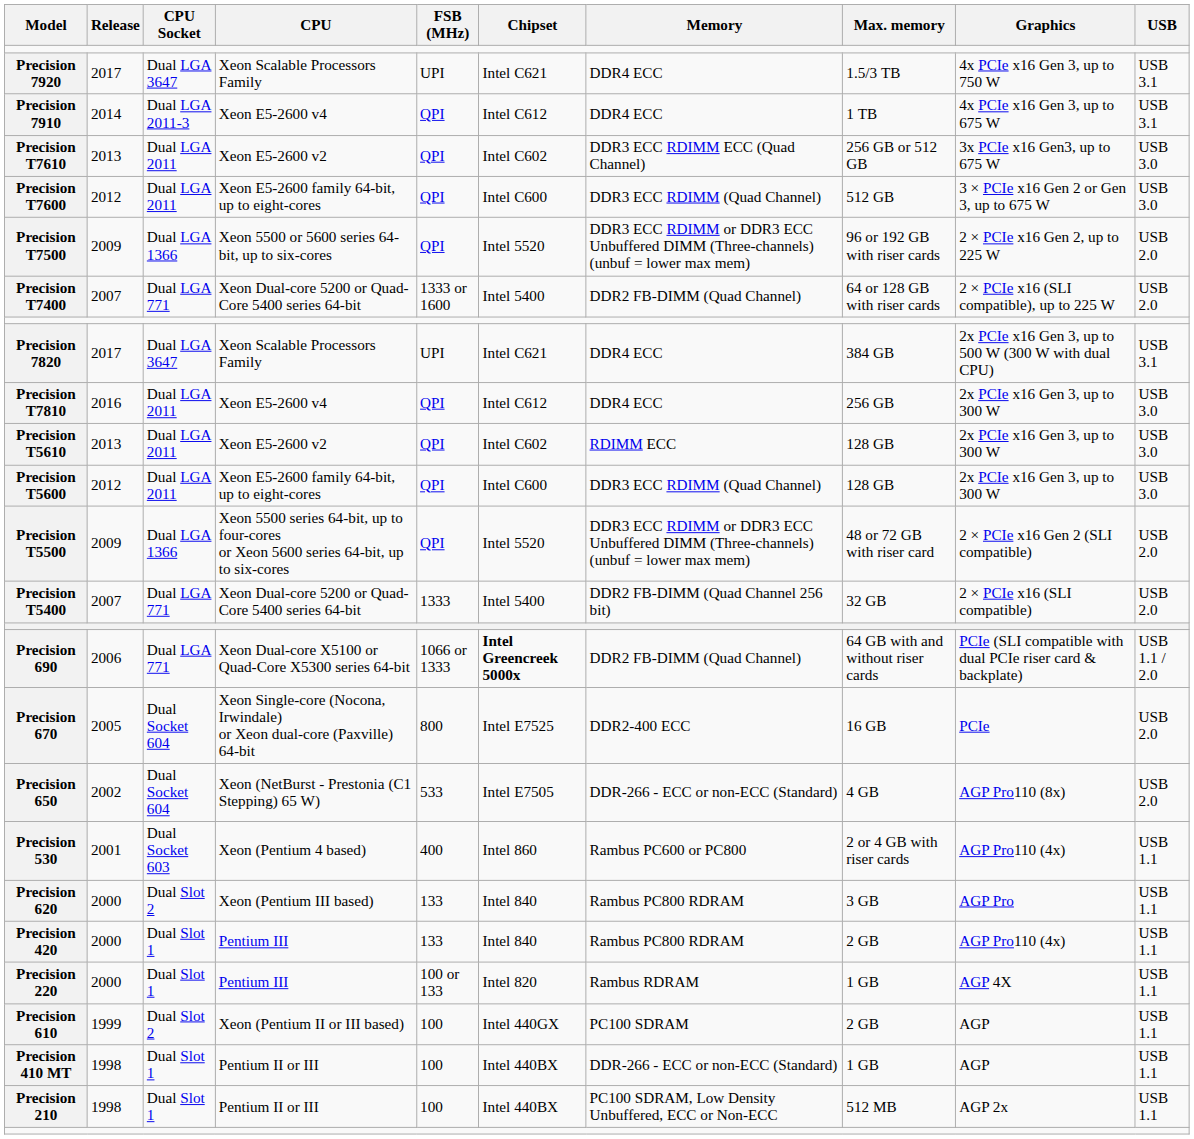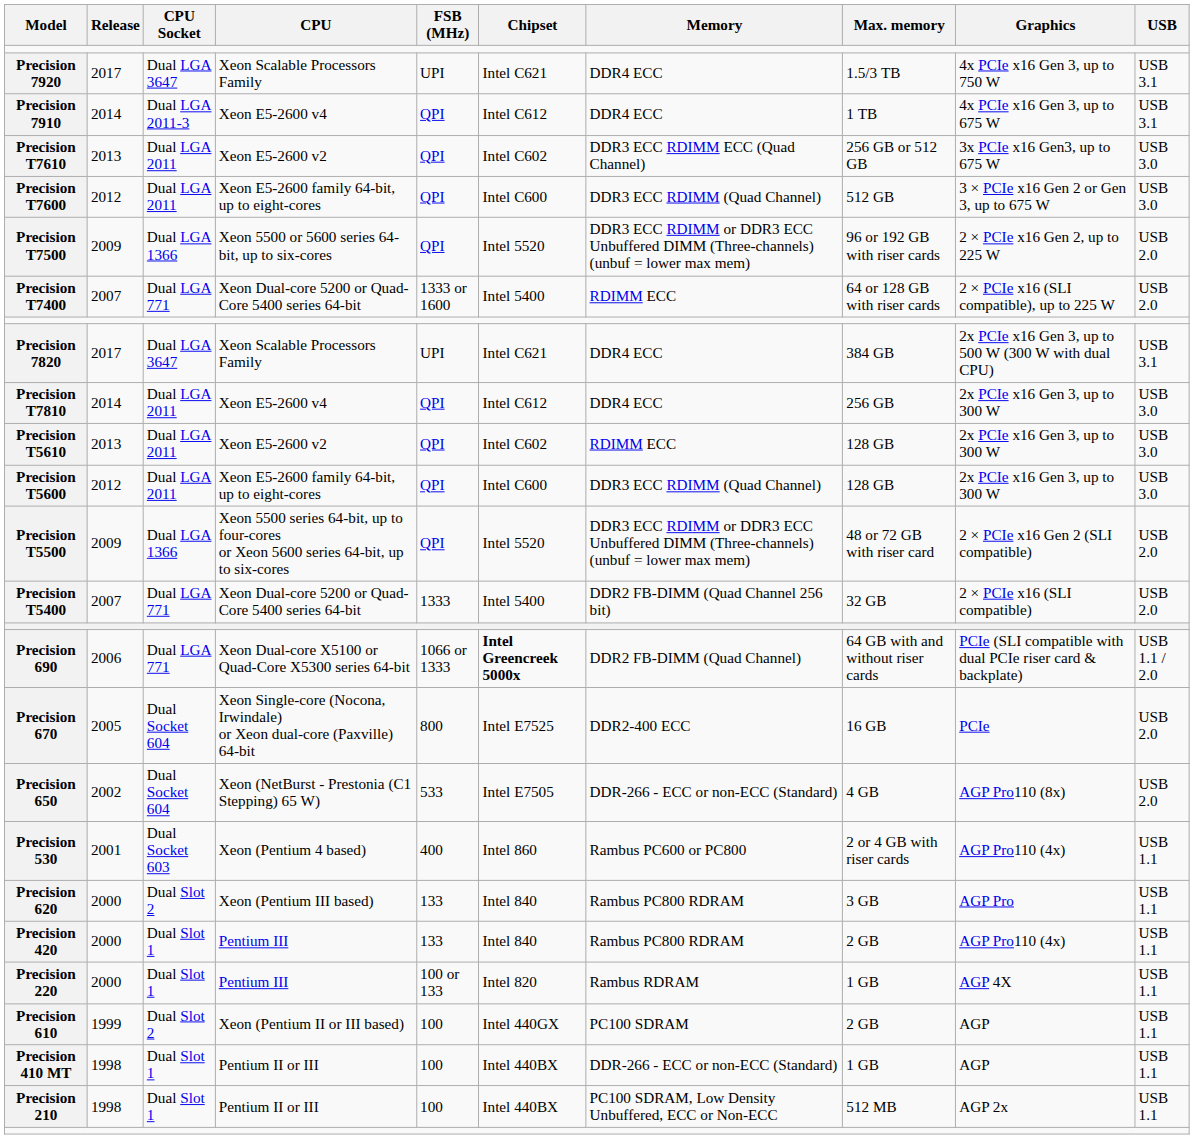(695, 296) DDR2 FB-DIMM (Quad Channel) -> (633, 296) RDIMM ECC
(106, 402) 2016 -> (106, 402) 2014
